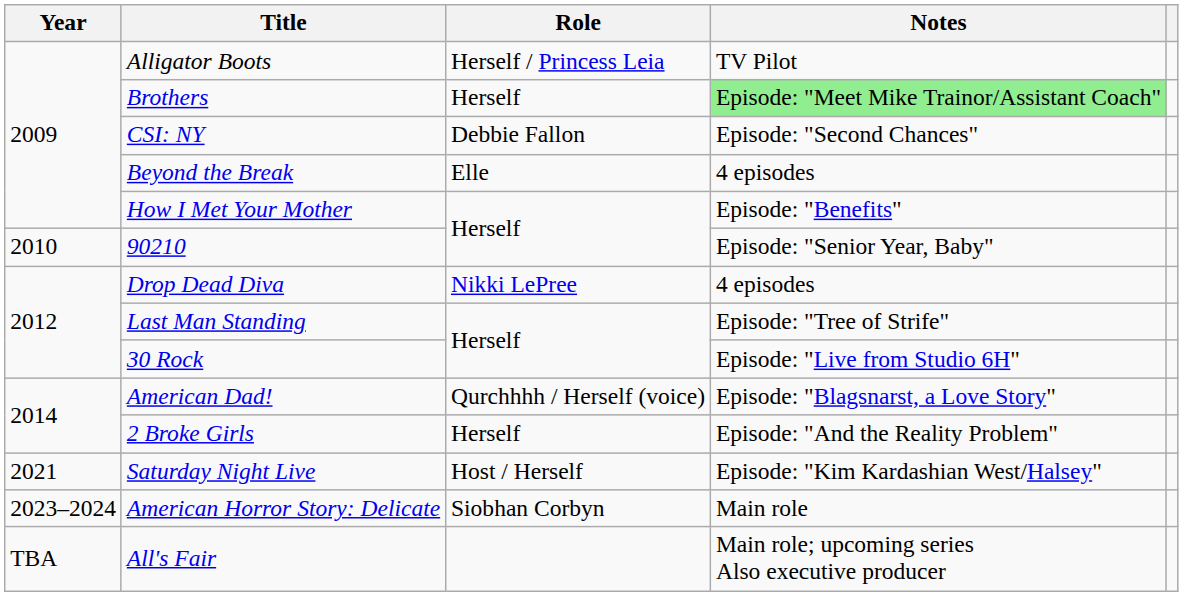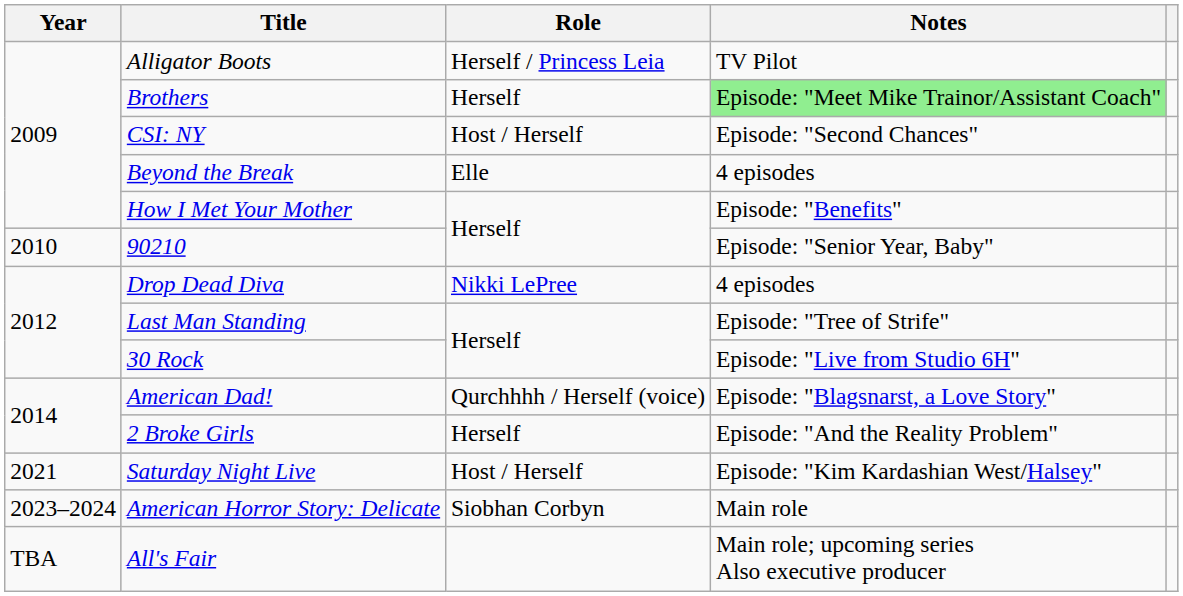(518, 135) Debbie Fallon -> (517, 135) Host / Herself
